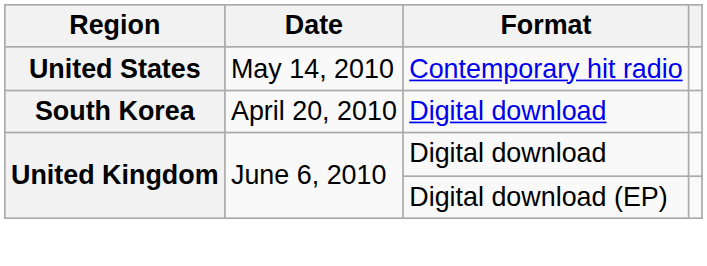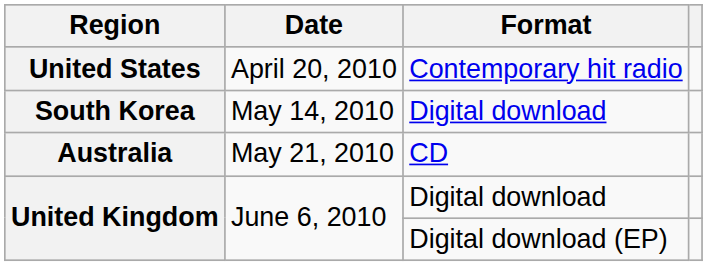(312, 68) May 14, 2010 -> (314, 68) April 20, 2010
(314, 111) April 20, 2010 -> (312, 111) May 14, 2010
+ row: (115, 153)
